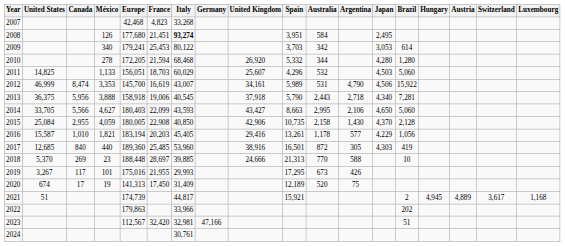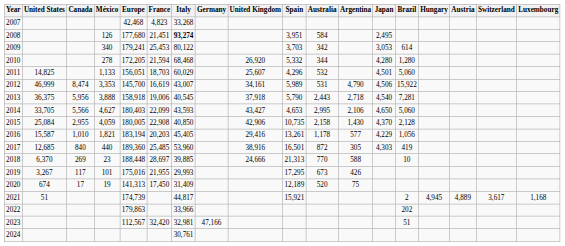(384, 73) 4,503 -> (384, 73) 4,501
(384, 98) 4,340 -> (384, 98) 4,540
(294, 110) 8,663 -> (294, 110) 4,653
(44, 160) 5,370 -> (44, 160) 6,370
